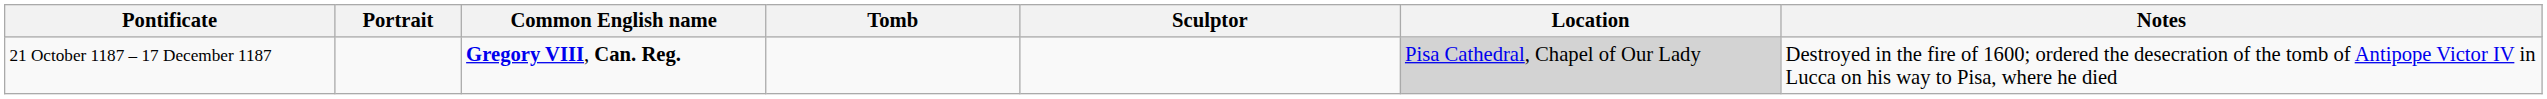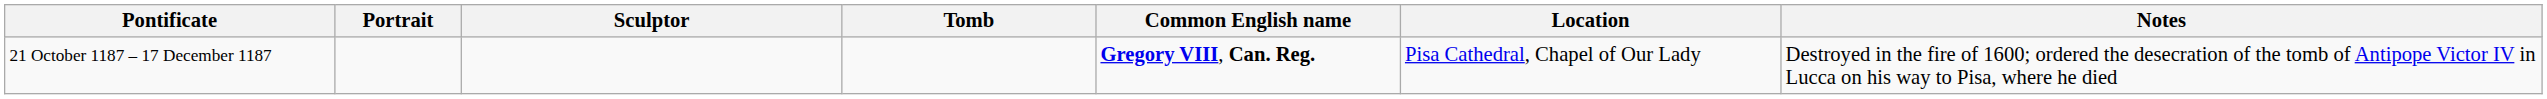columns swapped: (614, 20) <-> (1210, 20)
(1553, 53) lightgrey background -> (1553, 53) no background
